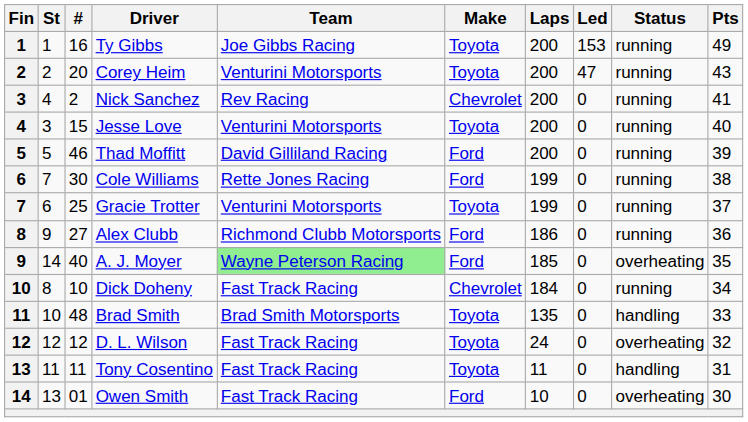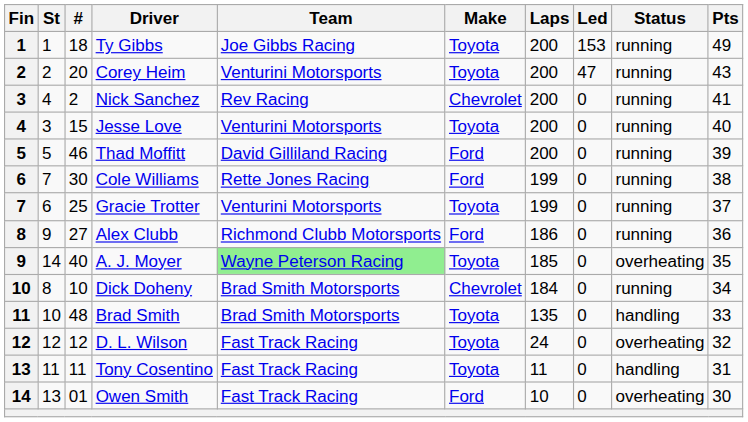(78, 45) 16 -> (78, 45) 18
(466, 261) Ford -> (474, 261) Toyota
(289, 288) Fast Track Racing -> (310, 288) Brad Smith Motorsports
